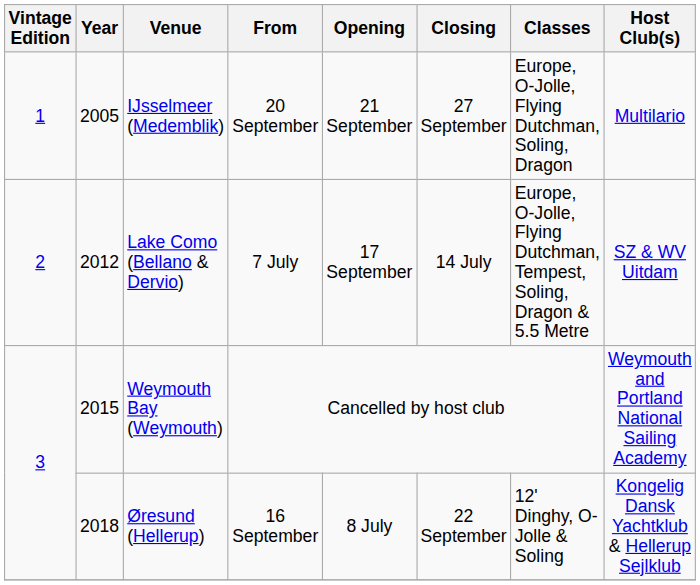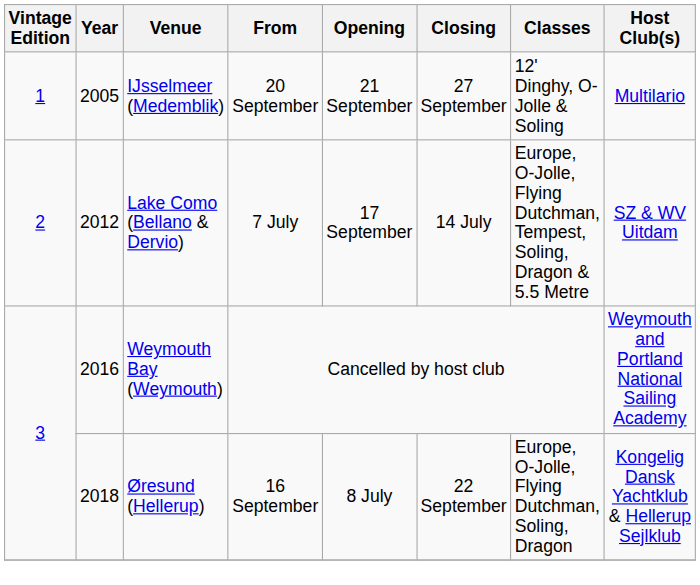(557, 115) Europe, O-Jolle, Flying Dutchman, Soling, Dragon -> (556, 95) 12' Dinghy, O-Jolle & Soling
(100, 409) 2015 -> (100, 369) 2016
(556, 526) 12' Dinghy, O-Jolle & Soling -> (557, 496) Europe, O-Jolle, Flying Dutchman, Soling, Dragon
